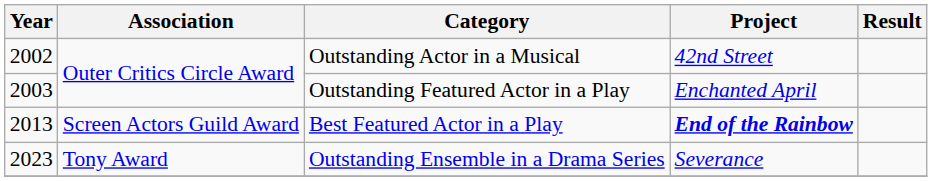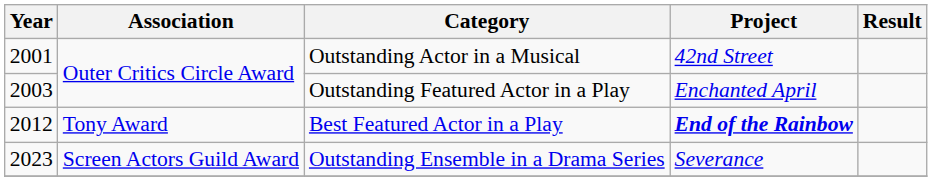(31, 55) 2002 -> (31, 55) 2001
(31, 124) 2013 -> (31, 124) 2012
(181, 124) Screen Actors Guild Award -> (115, 124) Tony Award
(115, 158) Tony Award -> (181, 158) Screen Actors Guild Award
